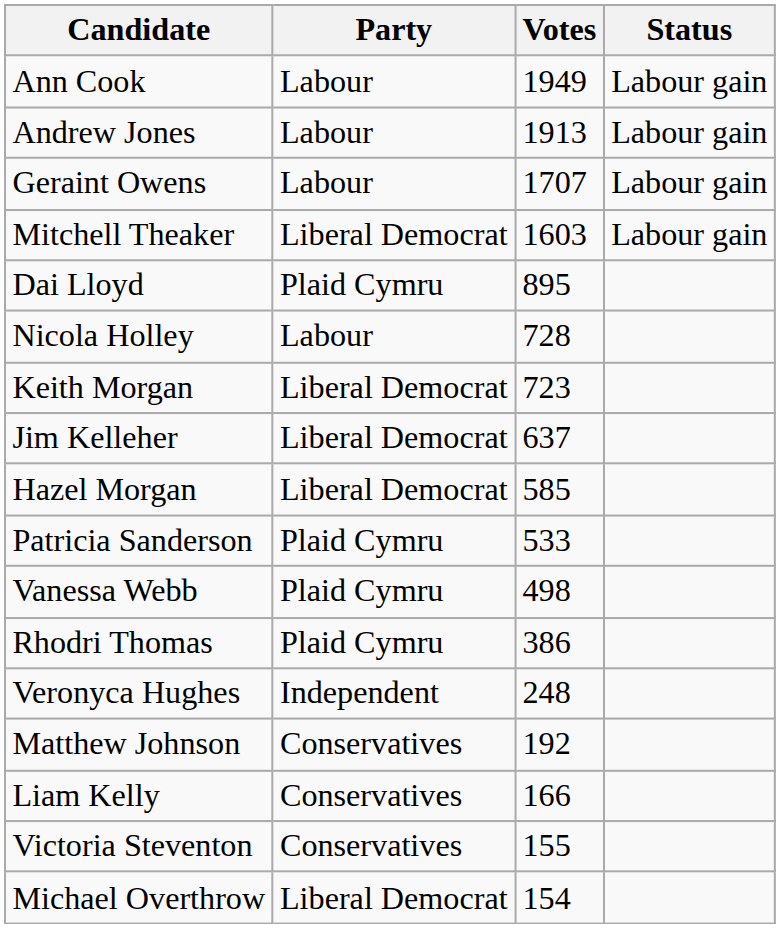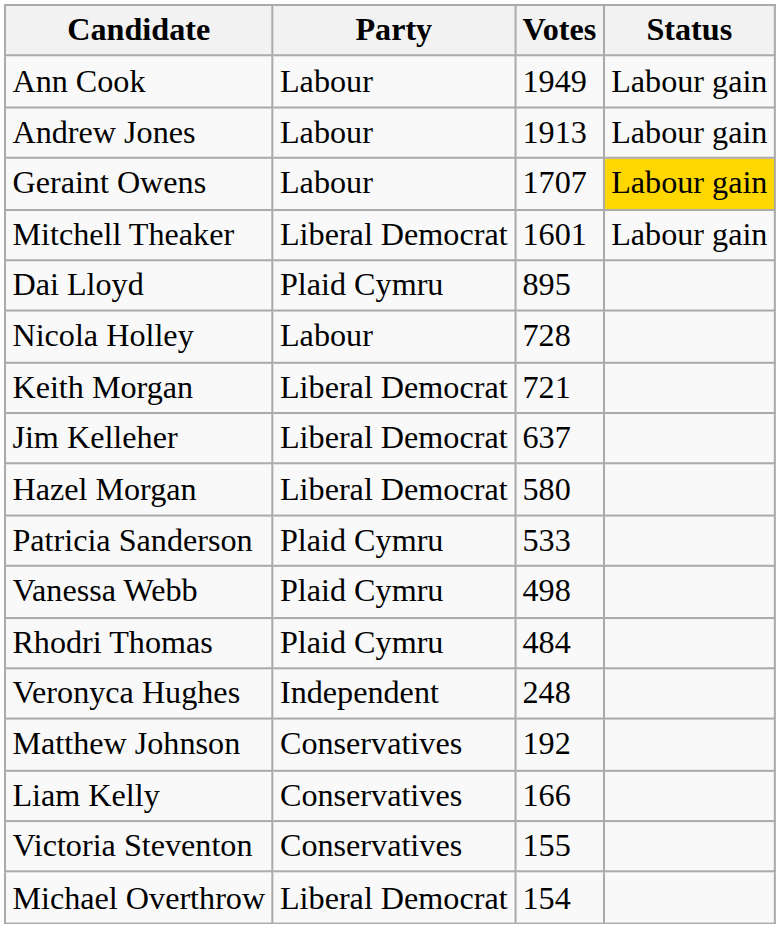(689, 183) no background -> (689, 183) gold background
(555, 234) 1603 -> (555, 234) 1601
(547, 387) 723 -> (547, 387) 721
(547, 489) 585 -> (547, 489) 580
(547, 642) 386 -> (547, 642) 484
